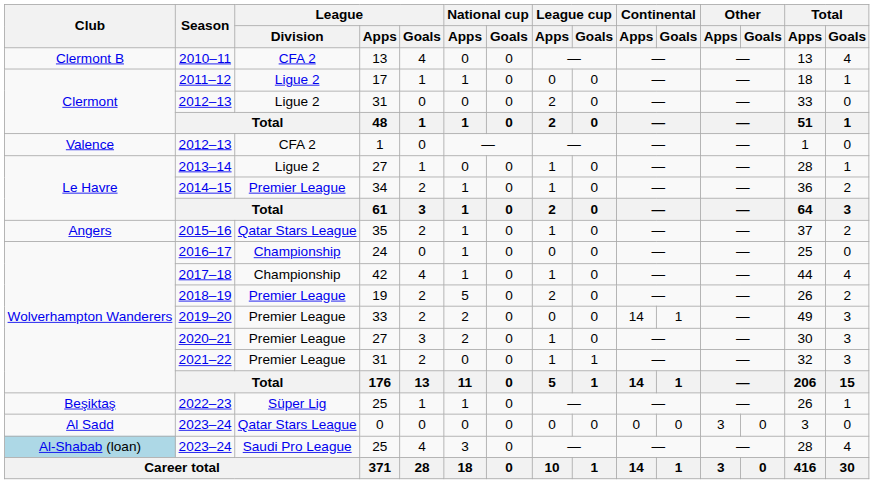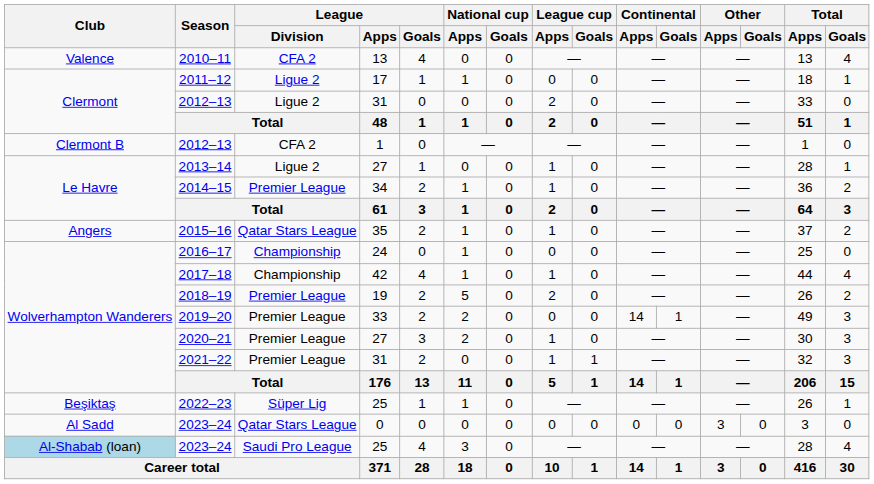(90, 58) Clermont B -> (90, 58) Valence
(90, 144) Valence -> (90, 144) Clermont B
